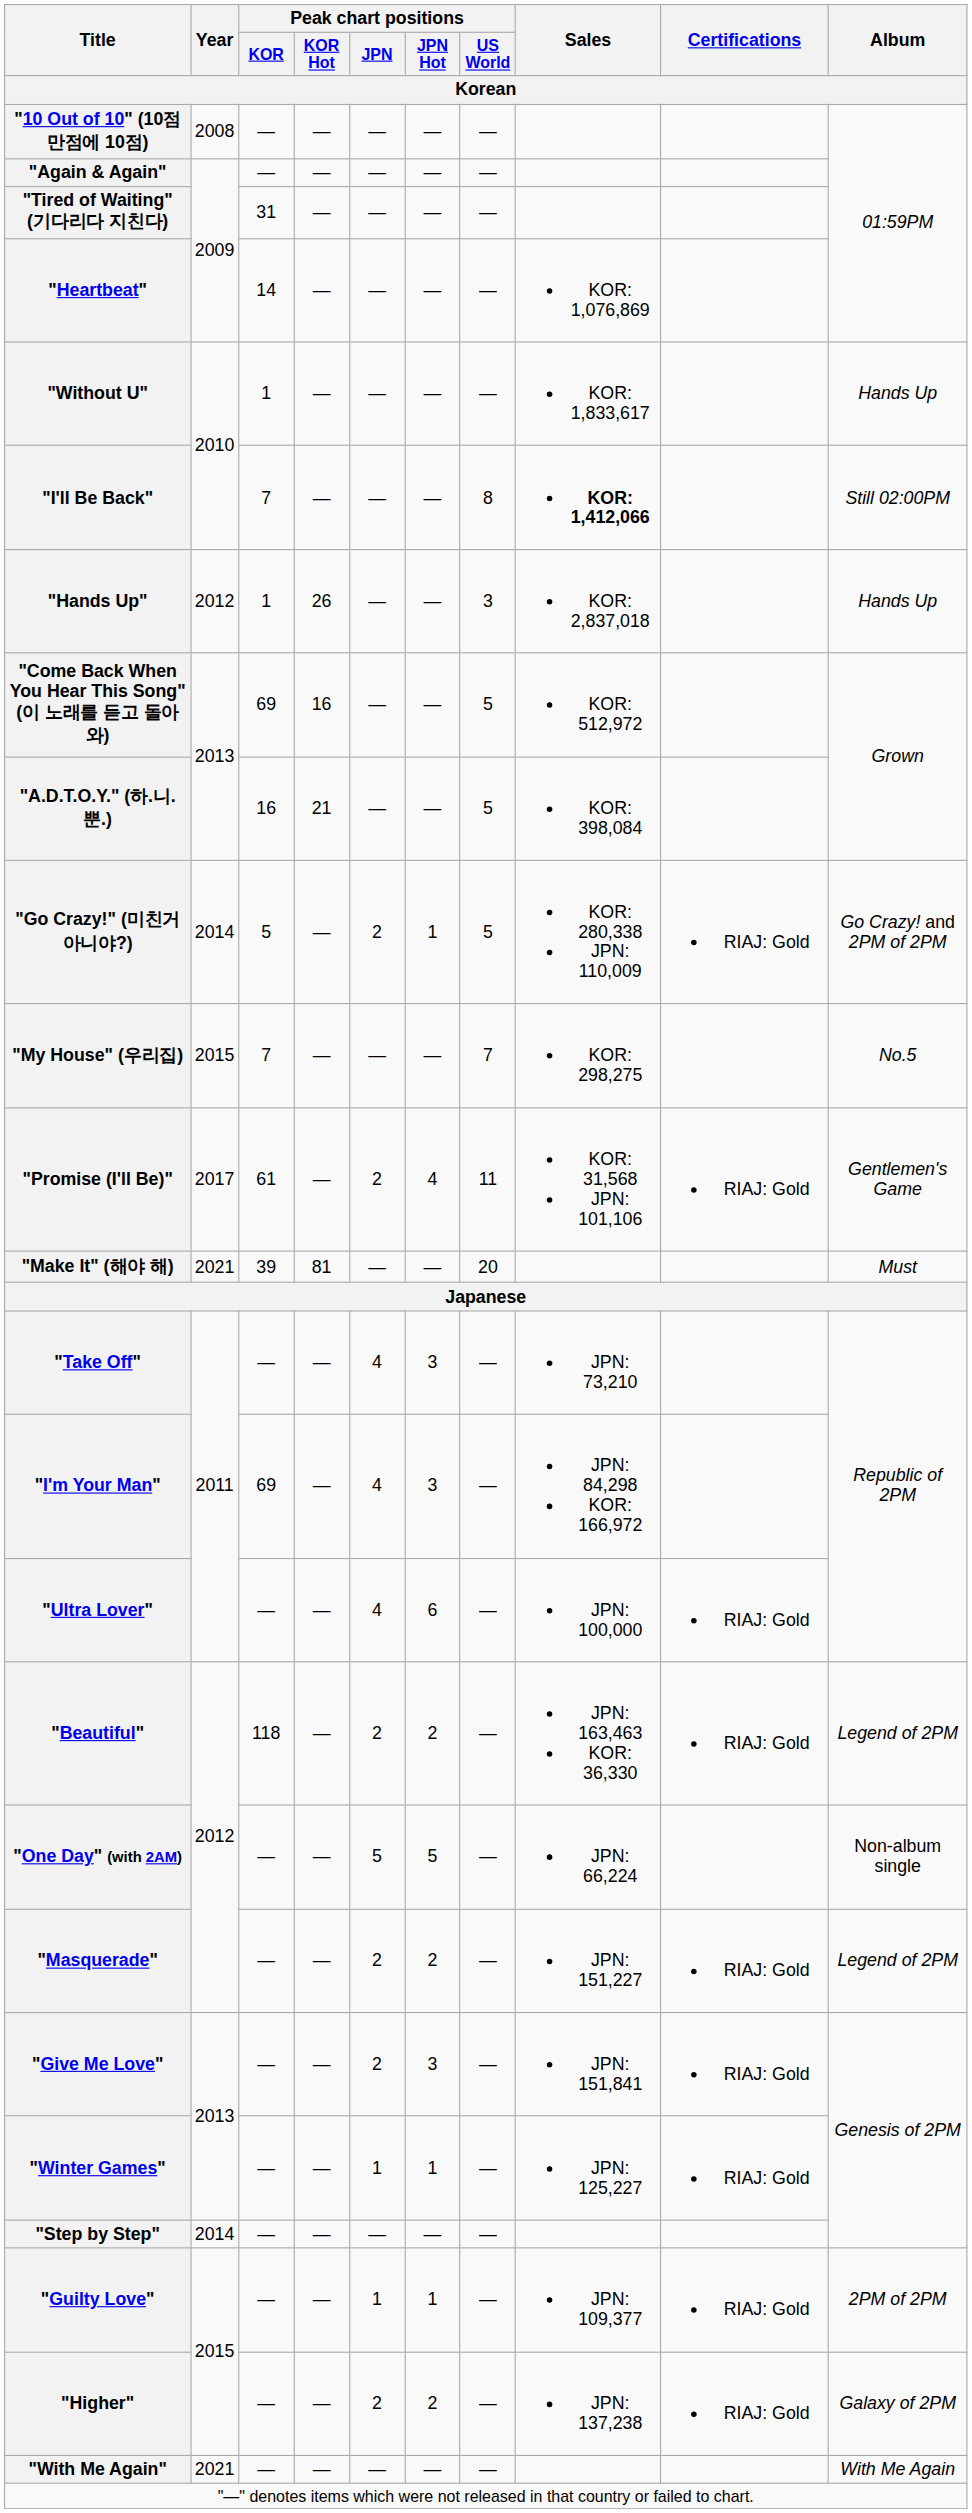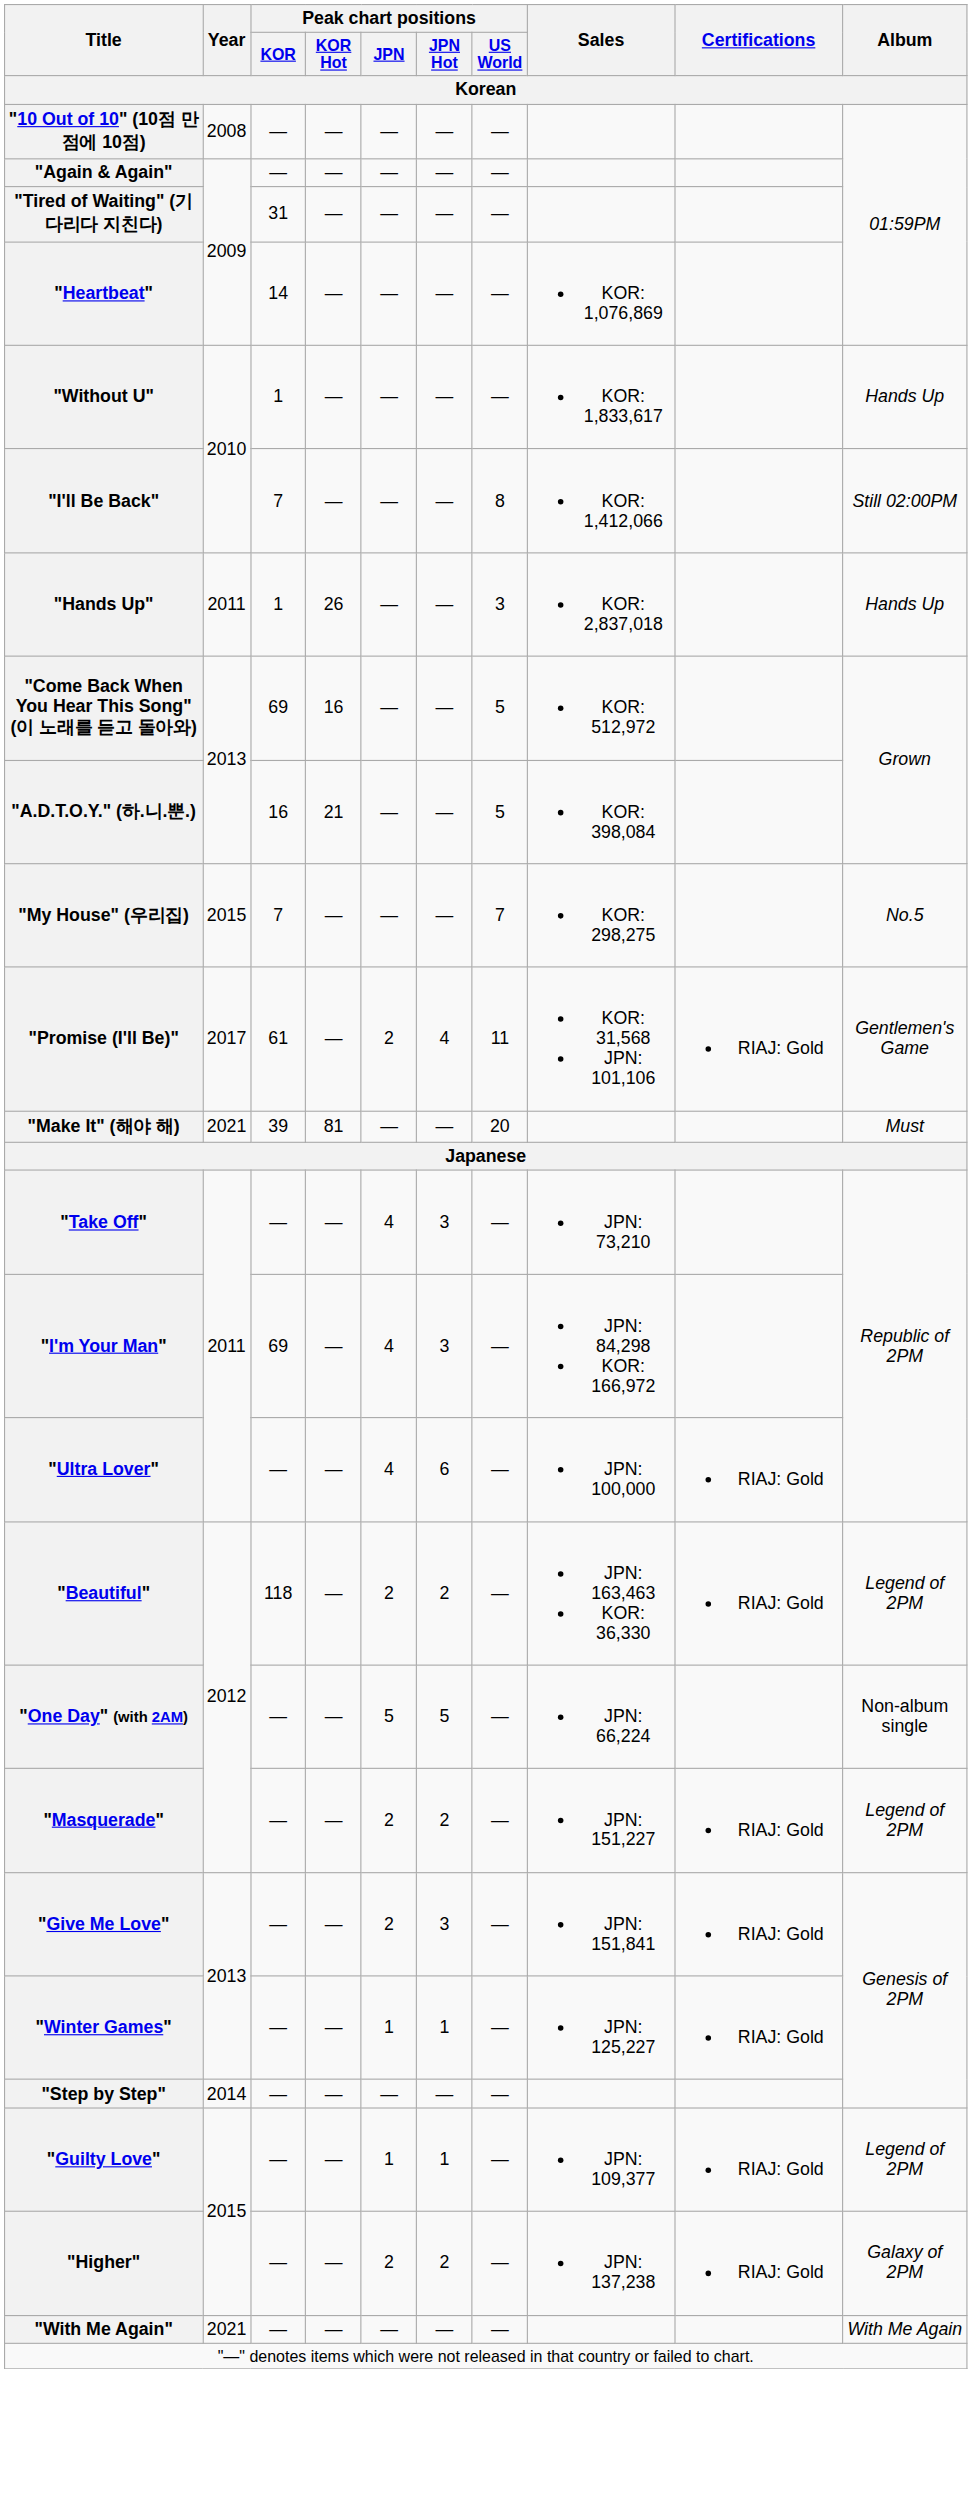(588, 507) bold -> (601, 511) normal
(215, 601) 2012 -> (227, 604) 2011
- row: (98, 931)
(898, 2299) 2PM of 2PM -> (905, 2159) Legend of 2PM
